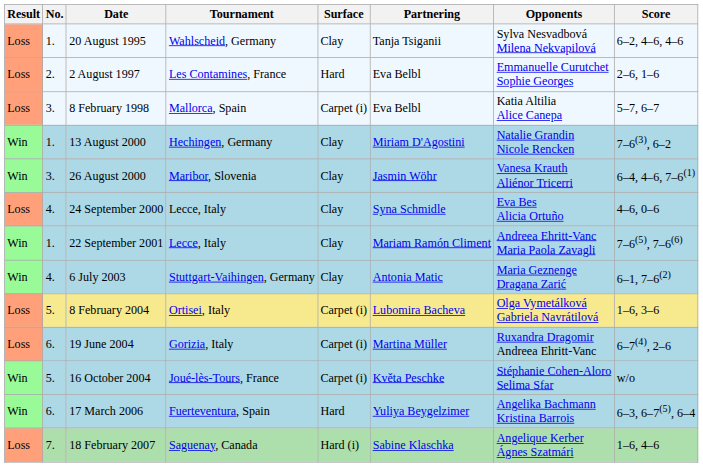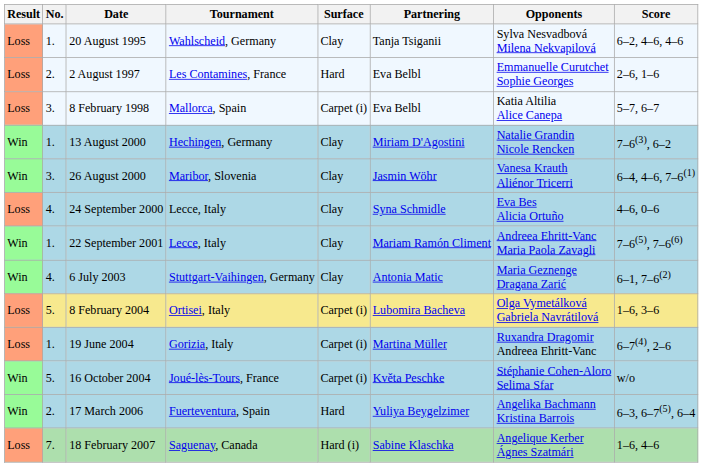(50, 343) 6. -> (50, 343) 1.
(50, 411) 6. -> (50, 411) 2.
